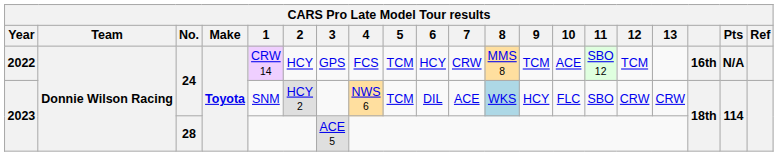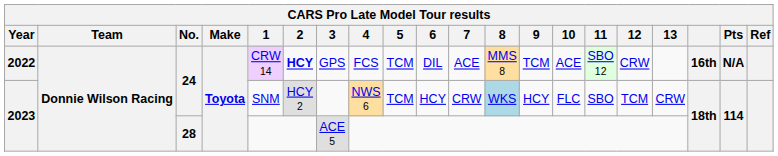(300, 63) normal -> (300, 63) bold
(433, 63) HCY -> (433, 63) DIL
(467, 63) CRW -> (467, 63) ACE
(635, 63) TCM -> (635, 63) CRW
(433, 98) DIL -> (433, 98) HCY
(467, 98) ACE -> (467, 98) CRW
(635, 98) CRW -> (635, 98) TCM
